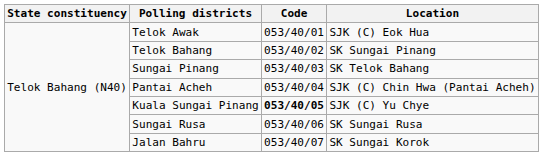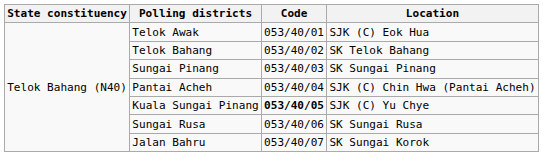(383, 51) SK Sungai Pinang -> (379, 51) SK Telok Bahang
(379, 69) SK Telok Bahang -> (383, 69) SK Sungai Pinang
